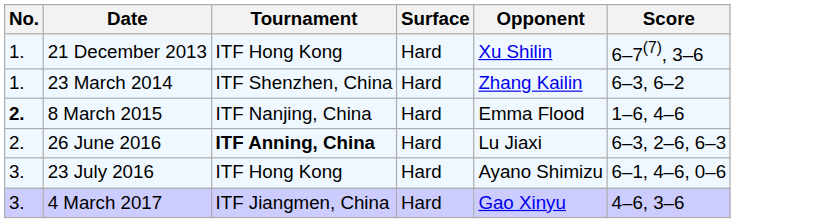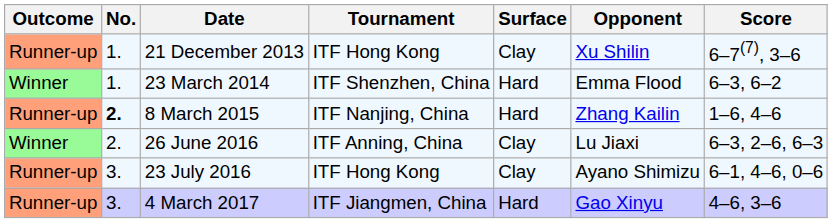+ column: (53, 19)
(421, 51) Hard -> (517, 51) Clay
(530, 83) Zhang Kailin -> (629, 83) Emma Flood
(531, 113) Emma Flood -> (628, 113) Zhang Kailin
(295, 143) bold -> (388, 143) normal
(421, 143) Hard -> (517, 143) Clay
(421, 172) Hard -> (517, 172) Clay
